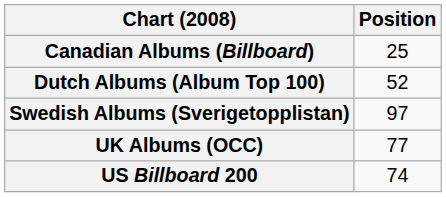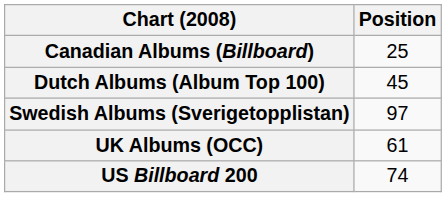(397, 82) 52 -> (397, 82) 45
(397, 144) 77 -> (397, 144) 61
